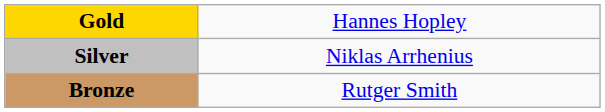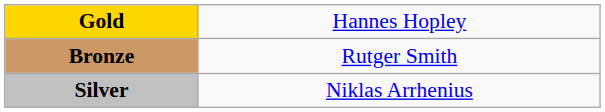rows swapped: (101, 55) <-> (101, 90)
